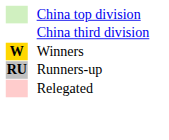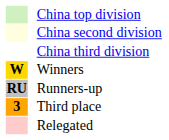+ row: (96, 33)
+ row: (65, 107)
